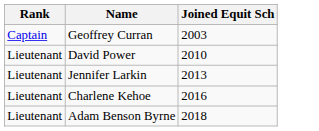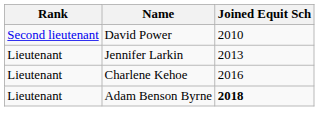- row: (110, 34)
(35, 55) Lieutenant -> (53, 34) Second lieutenant
(194, 116) normal -> (231, 95) bold
